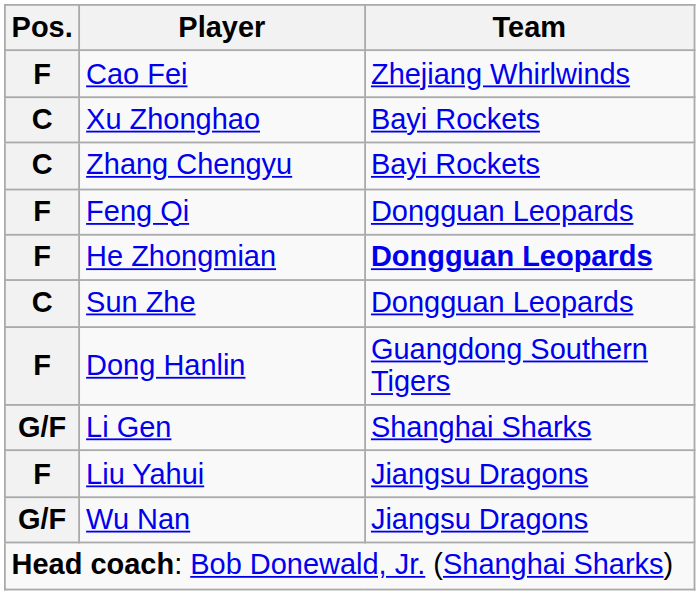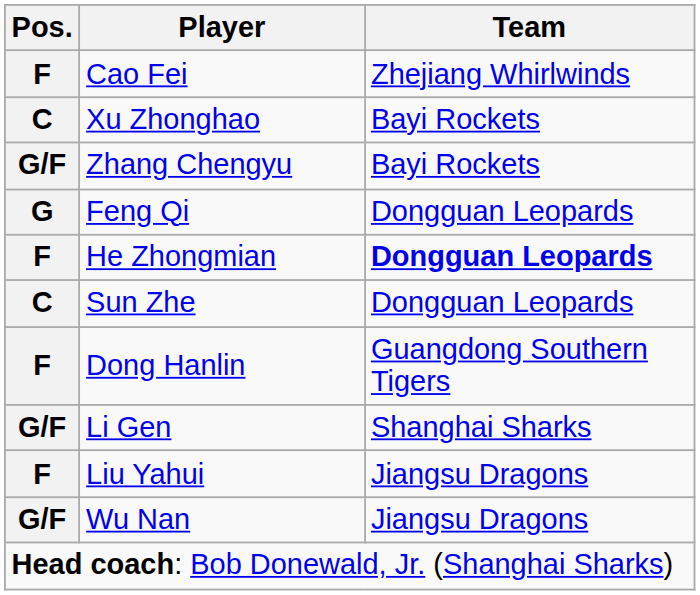(42, 165) C -> (42, 165) G/F
(42, 211) F -> (42, 211) G
